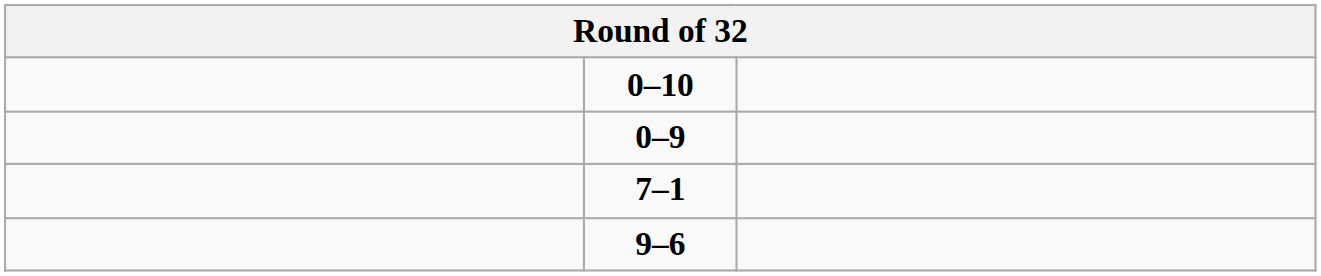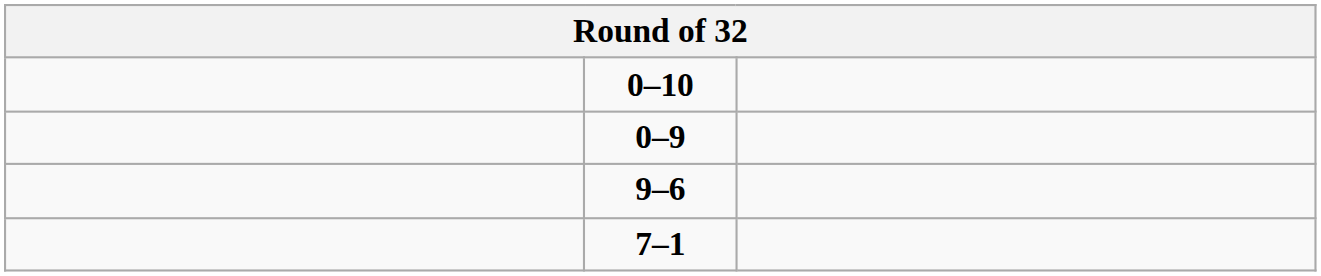rows swapped: (660, 190) <-> (660, 243)
